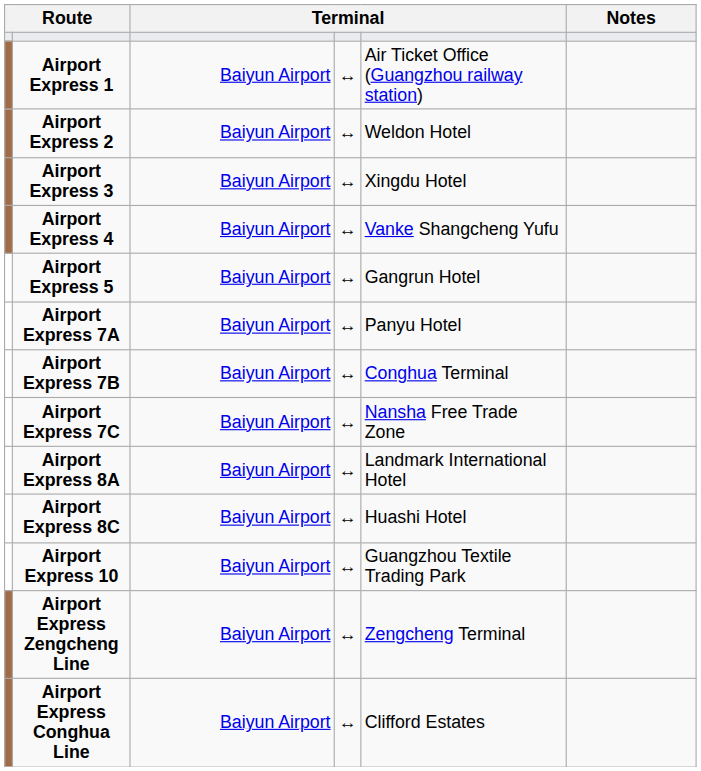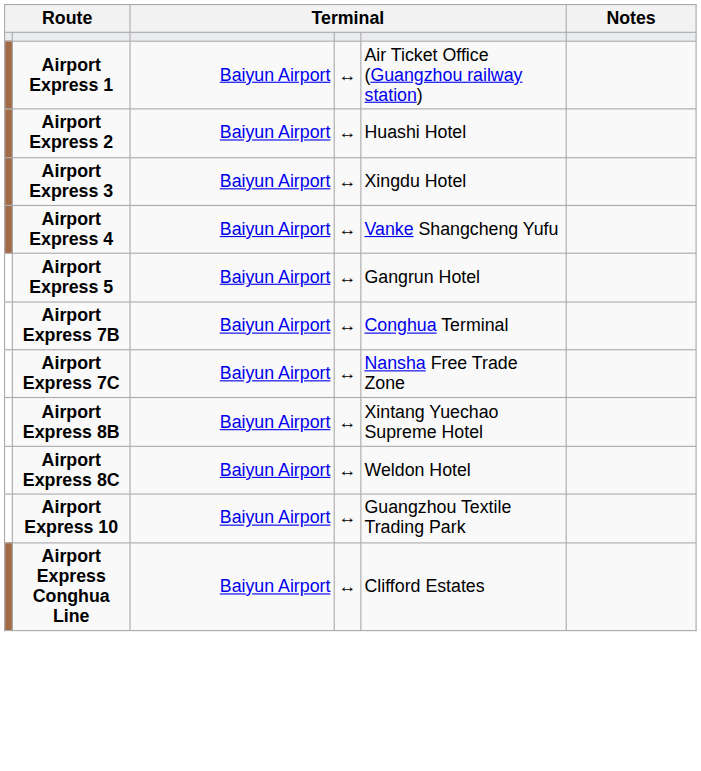(418, 133) Weldon Hotel -> (415, 133) Huashi Hotel
- row: (71, 325)
- row: (71, 470)
+ row: (71, 421)
(416, 518) Huashi Hotel -> (418, 470) Weldon Hotel
- row: (71, 634)
